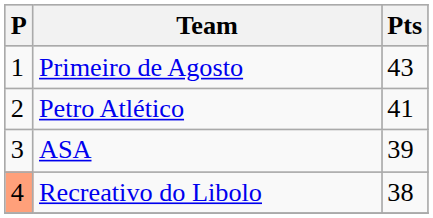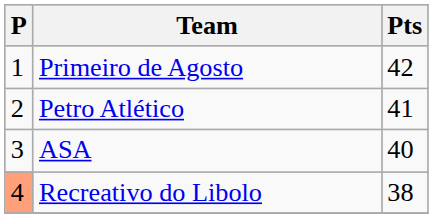(400, 66) 43 -> (400, 66) 42
(400, 150) 39 -> (400, 150) 40
